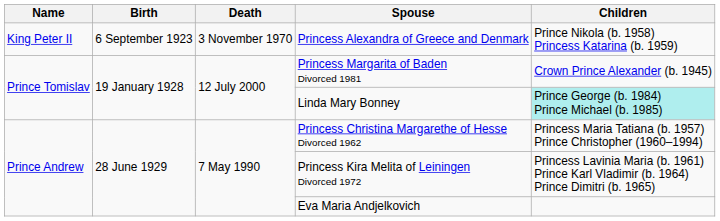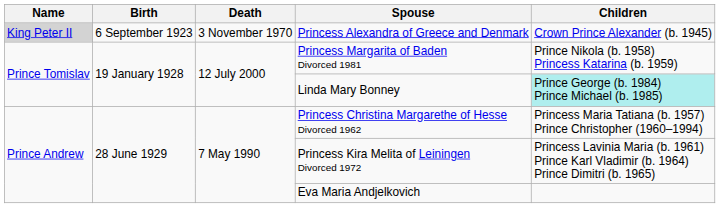(40, 39) no background -> (40, 32) lightgrey background
(606, 39) Prince Nikola (b. 1958) Princess Katarina (b. 1959) -> (623, 32) Crown Prince Alexander (b. 1945)
(623, 71) Crown Prince Alexander (b. 1945) -> (606, 58) Prince Nikola (b. 1958) Princess Katarina (b. 1959)
